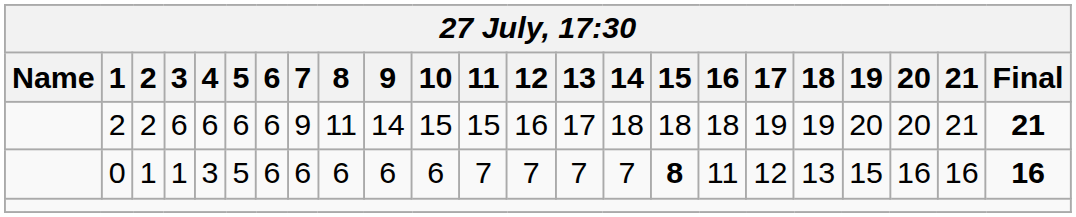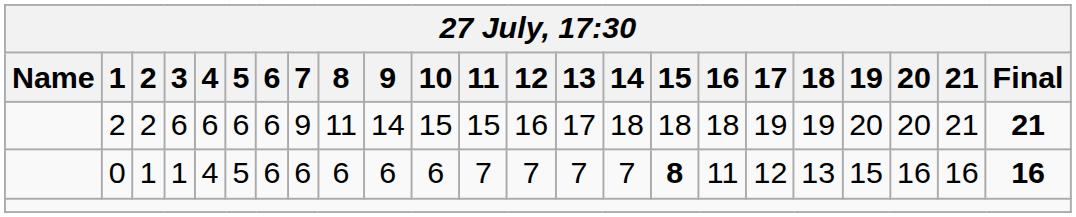(210, 173) 3 -> (210, 173) 4
